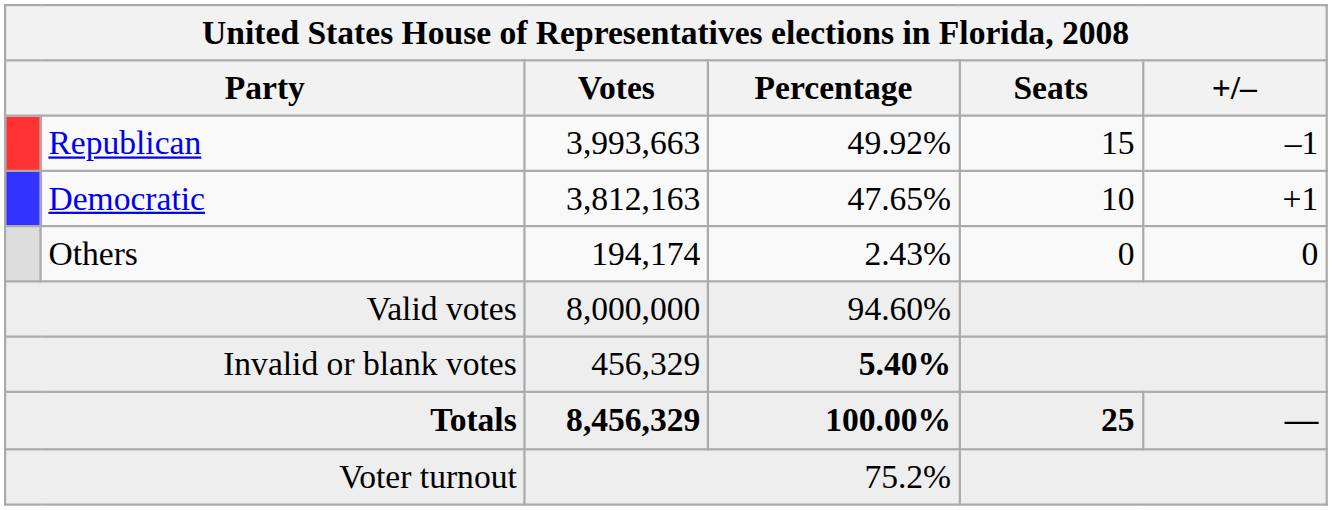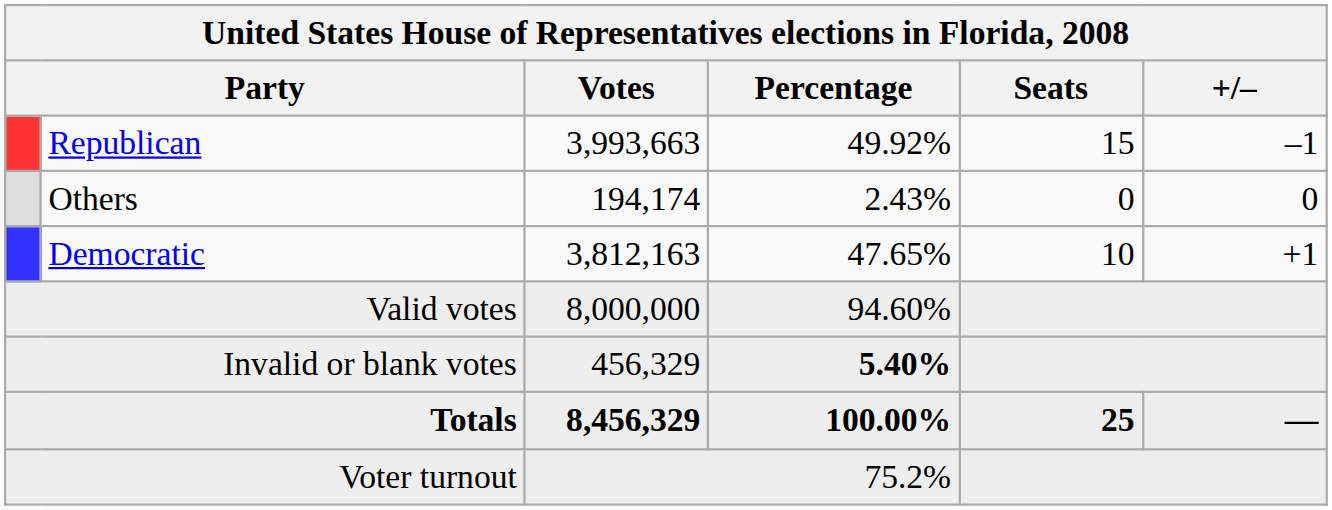rows swapped: (127, 198) <-> (93, 253)
